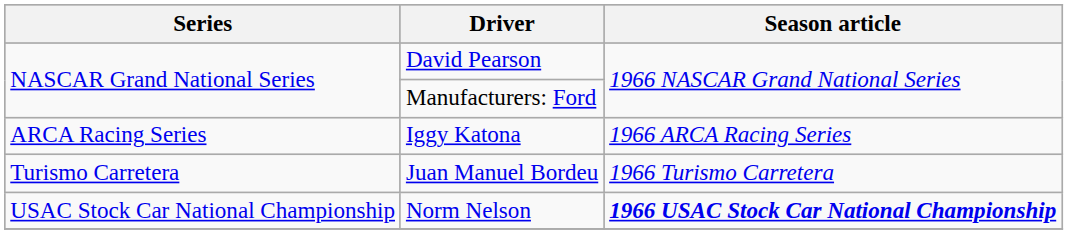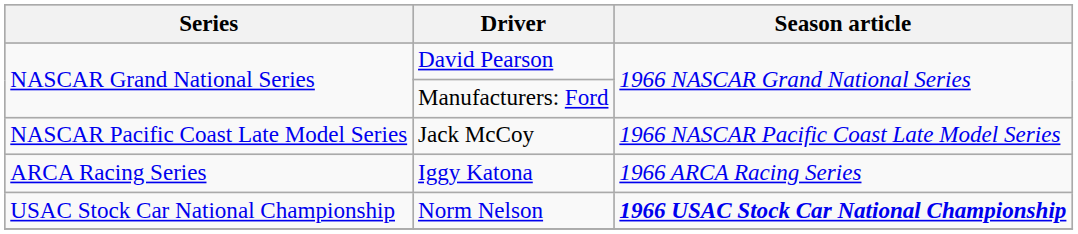+ row: (476, 135)
- row: (502, 172)
